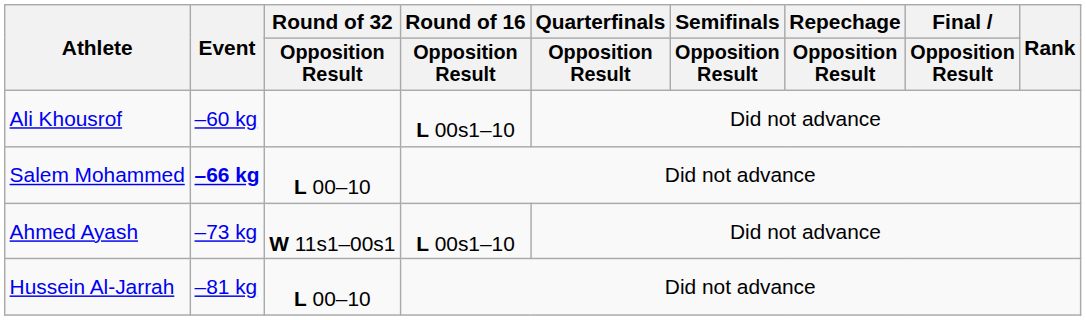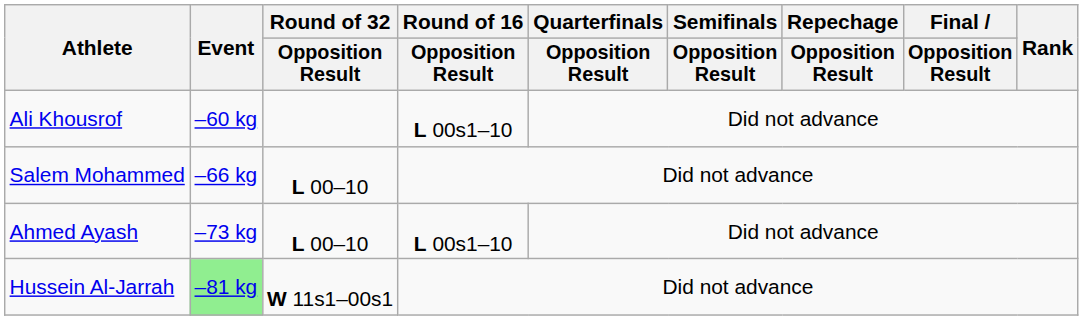(227, 175) bold -> (226, 175) normal
(332, 243) W 11s1–00s1 -> (330, 243) L 00–10
(226, 288) no background -> (226, 288) lightgreen background
(332, 299) L 00–10 -> (330, 299) W 11s1–00s1
